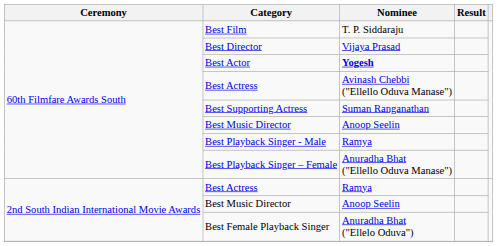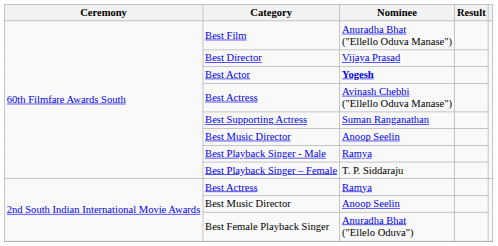(373, 29) T. P. Siddaraju -> (397, 35) Anuradha Bhat ("Ellello Oduva Manase")
(397, 164) Anuradha Bhat ("Ellello Oduva Manase") -> (373, 170) T. P. Siddaraju
